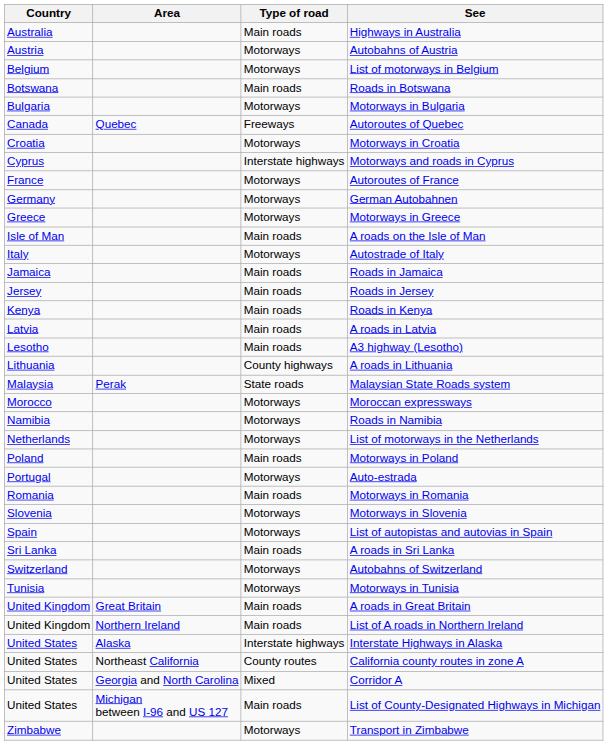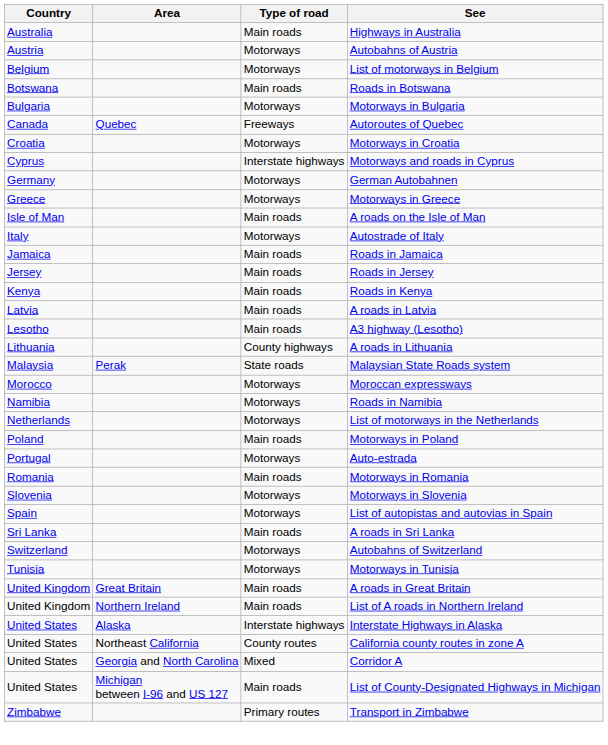- row: (404, 180)
(272, 730) Motorways -> (282, 712) Primary routes
